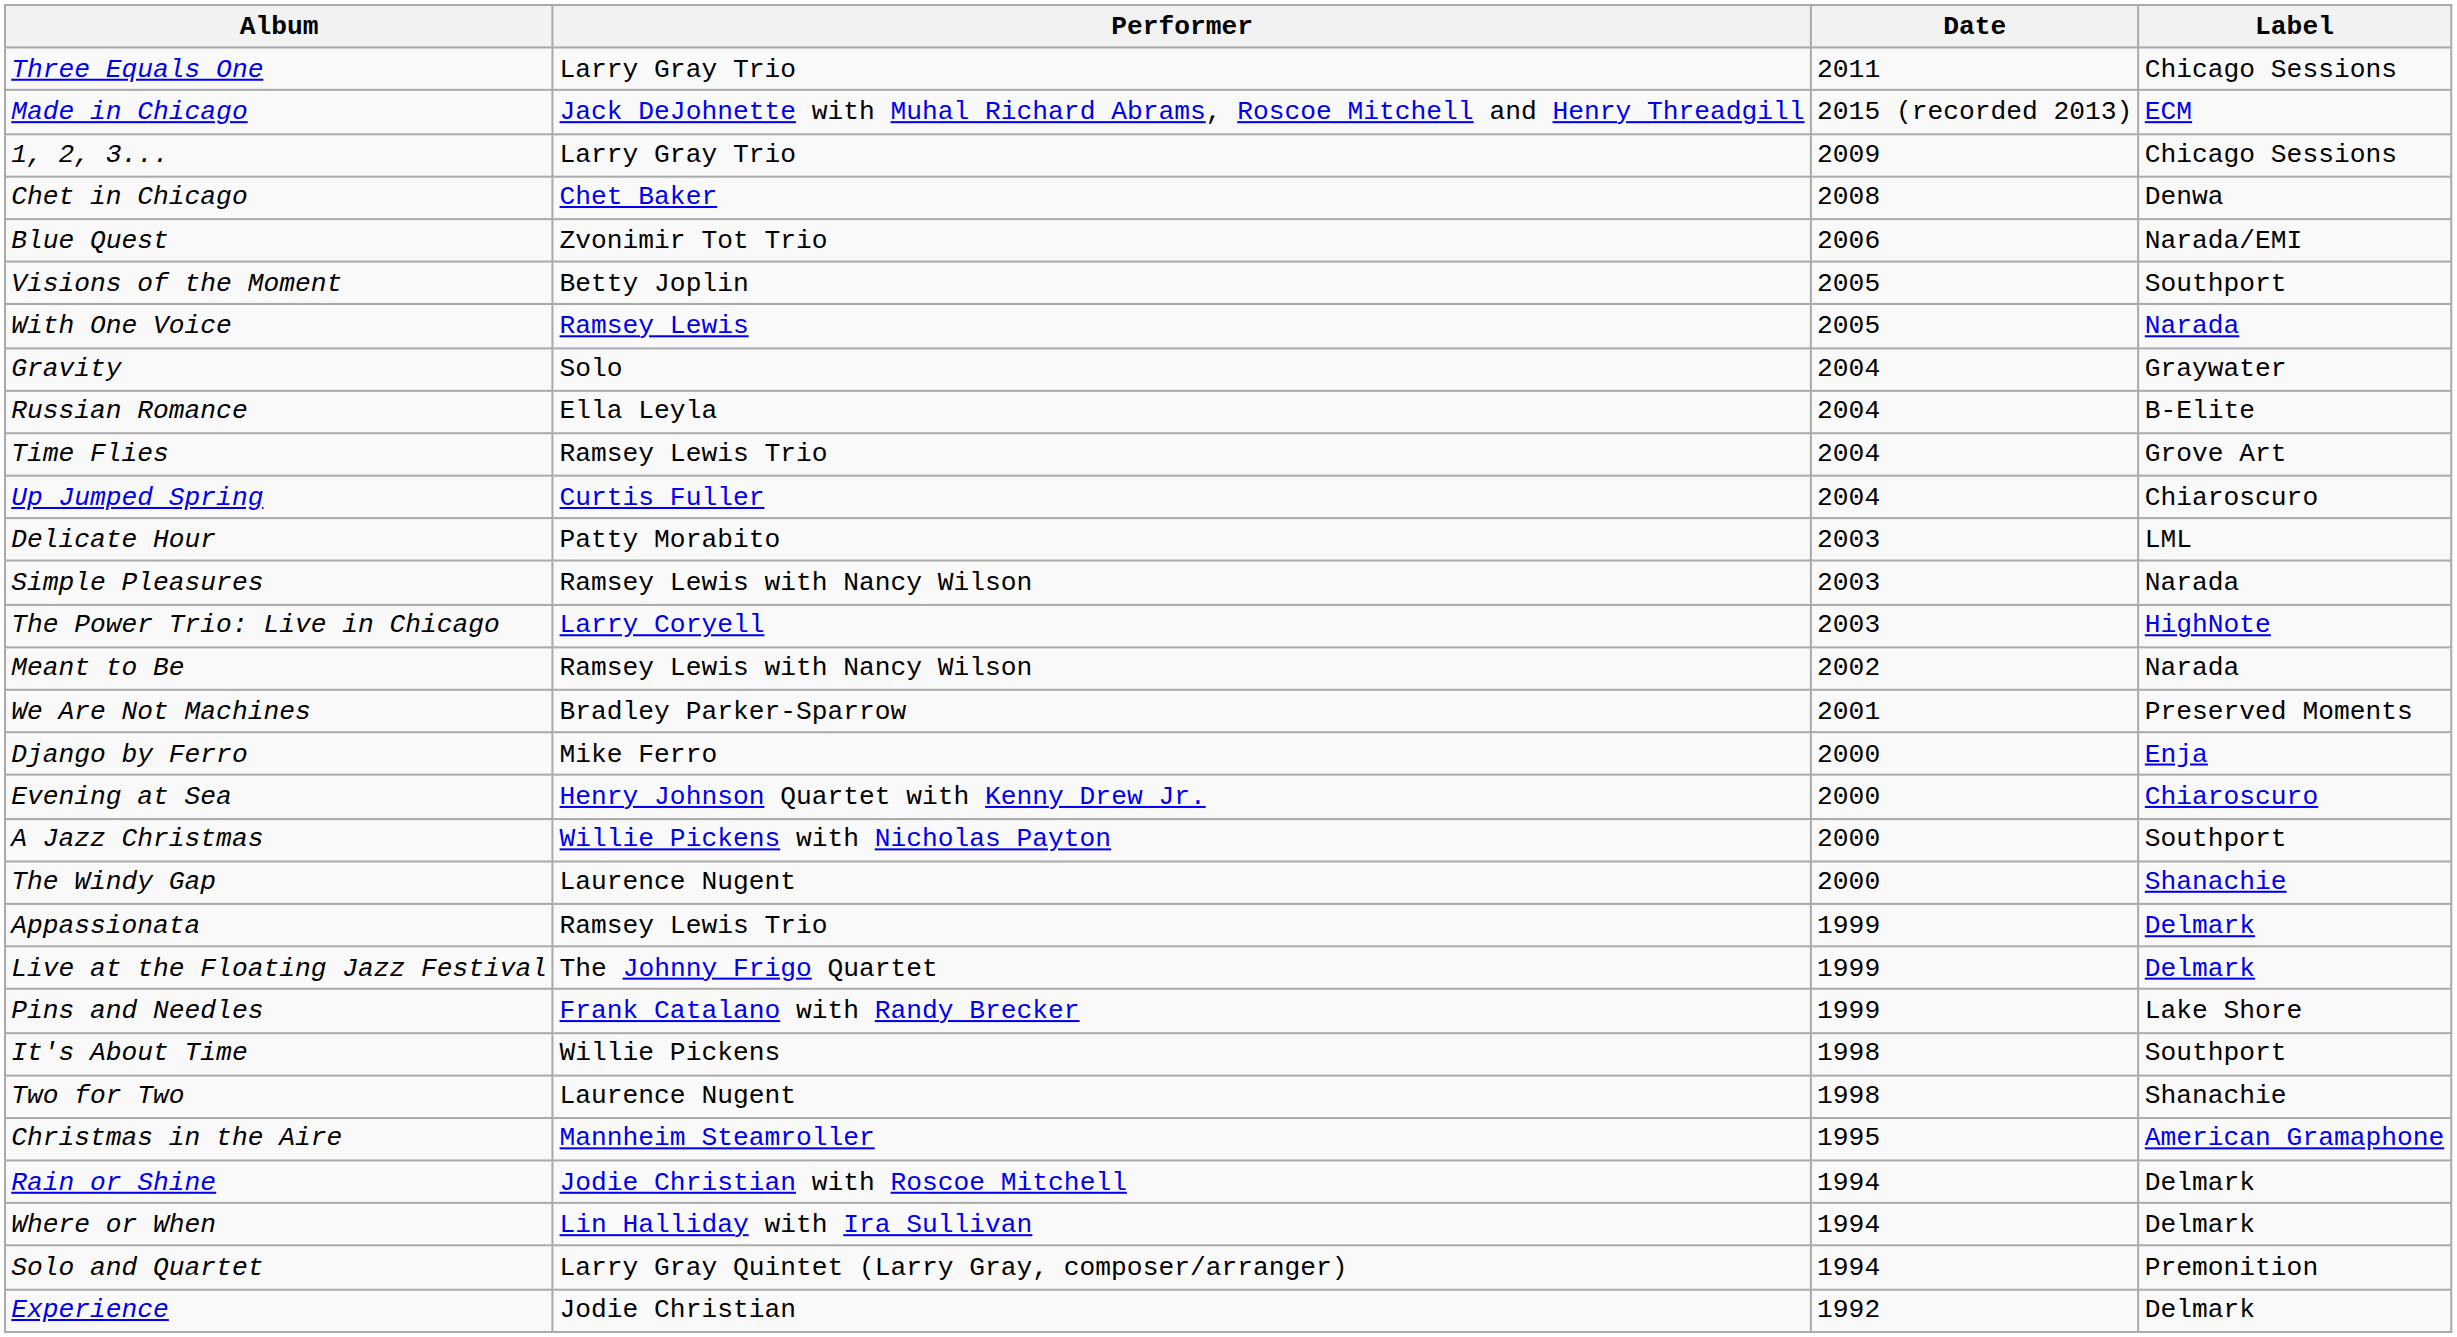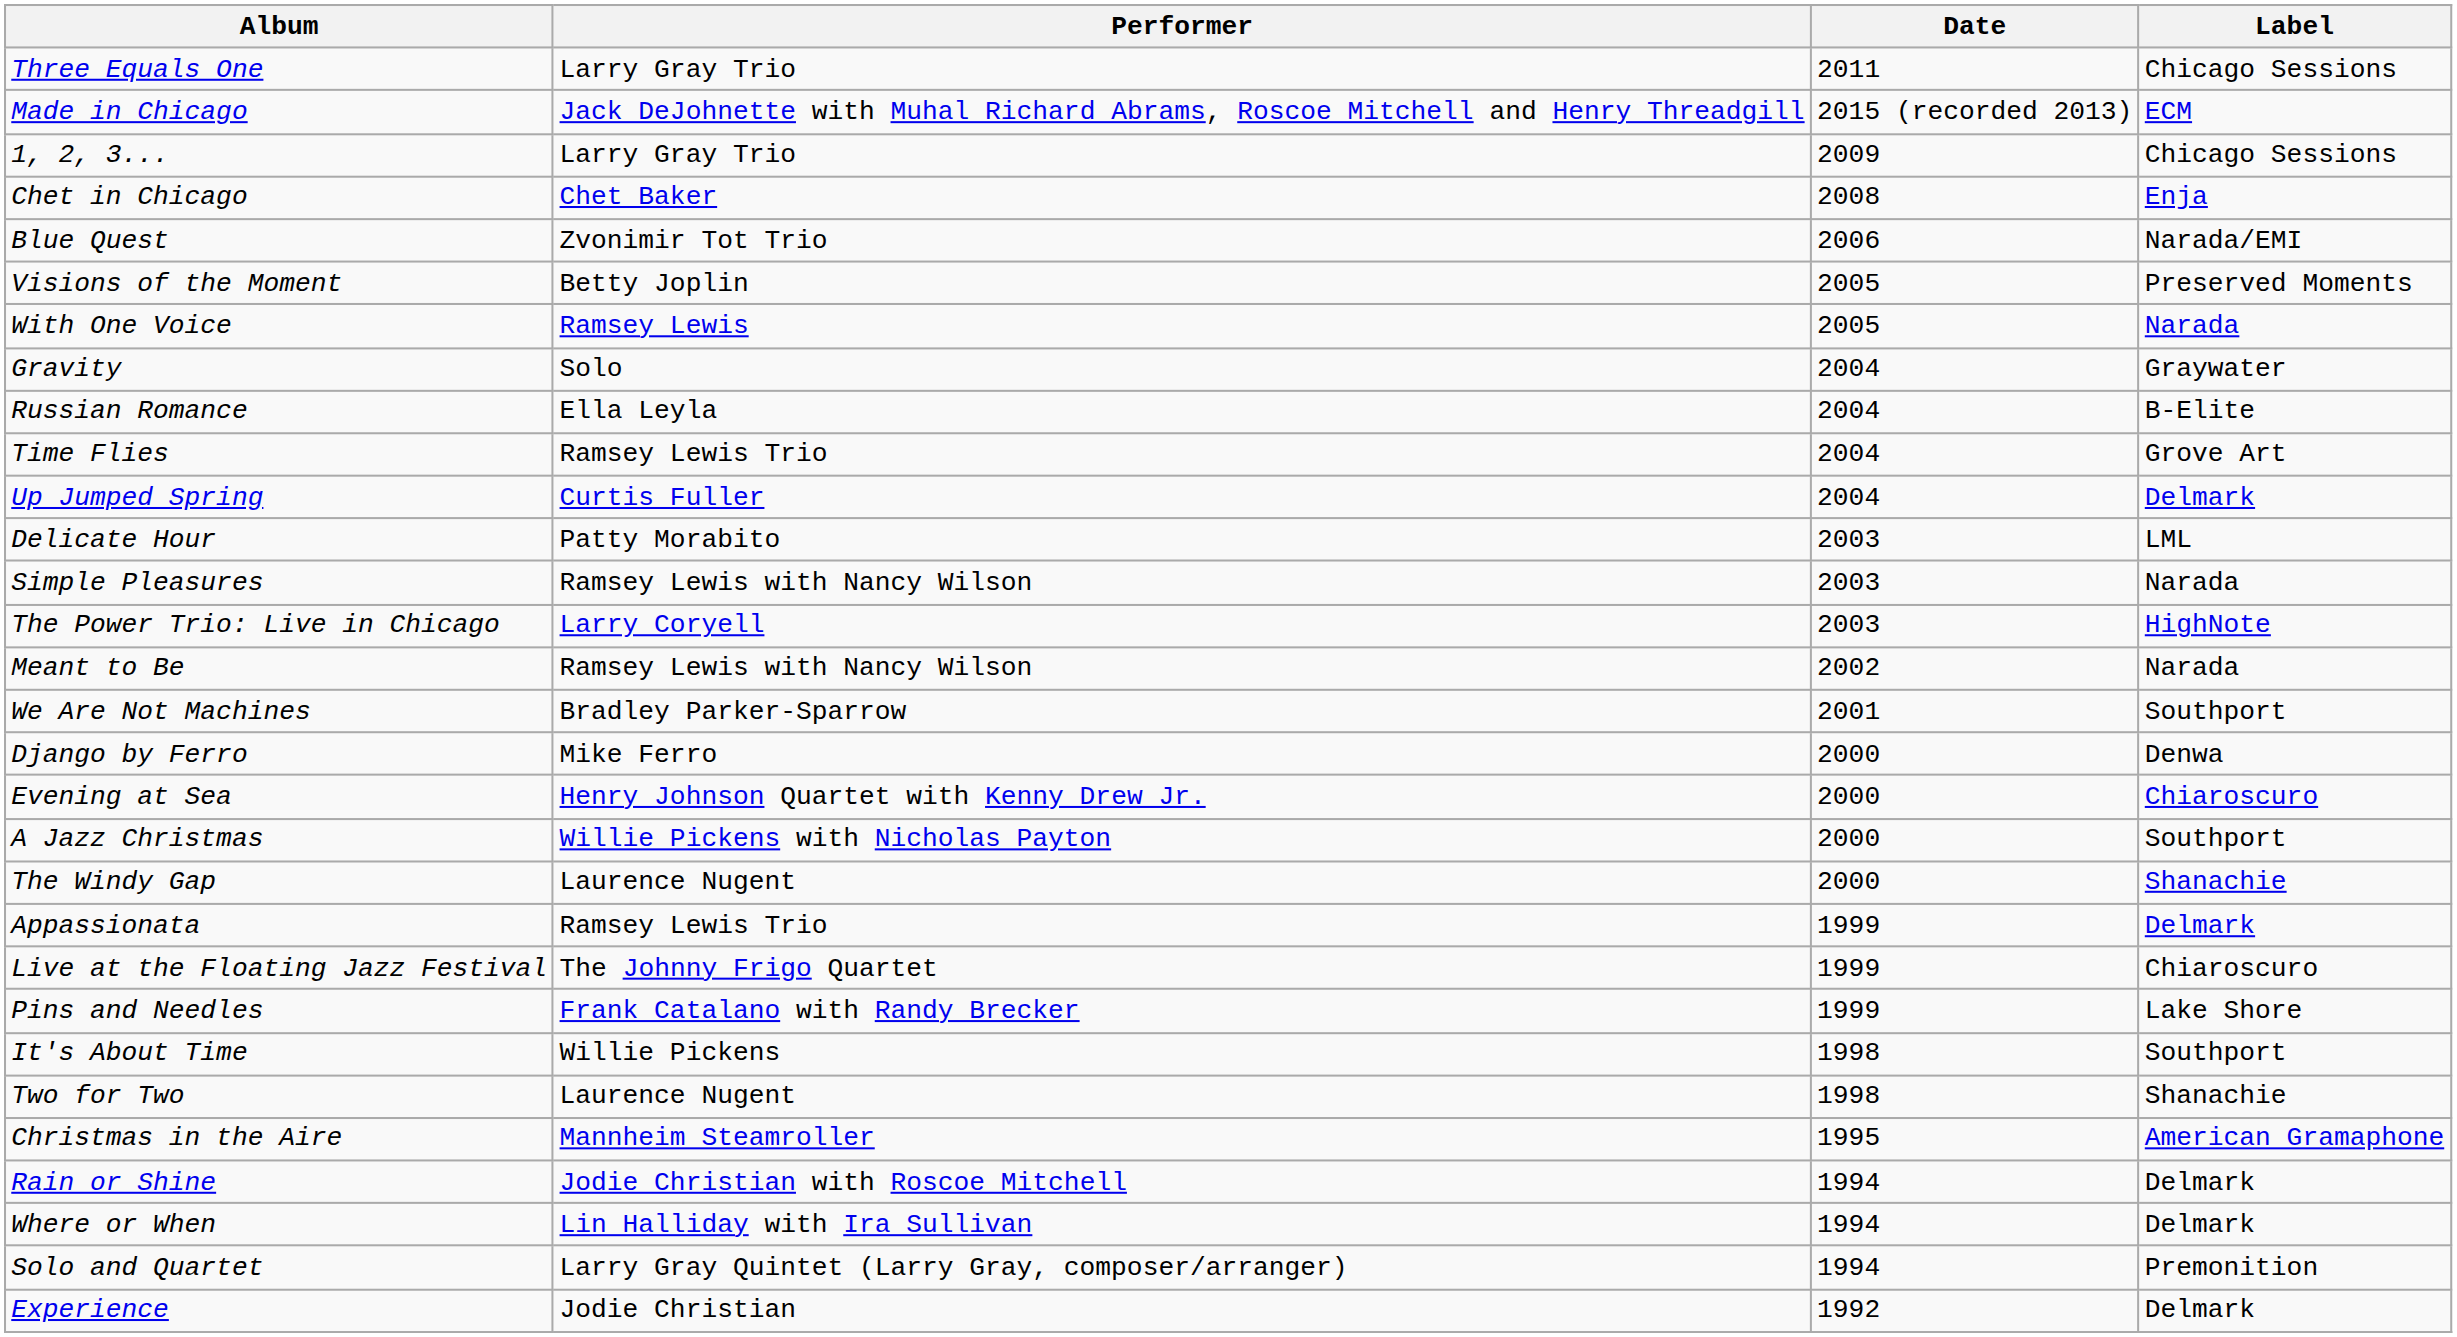(2184, 198) Denwa -> (2176, 198) Enja
(2216, 283) Southport -> (2279, 283) Preserved Moments
(2231, 497) Chiaroscuro -> (2200, 497) Delmark
(2279, 711) Preserved Moments -> (2216, 711) Southport
(2176, 754) Enja -> (2184, 754) Denwa
(2200, 968) Delmark -> (2231, 968) Chiaroscuro
